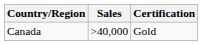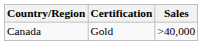columns swapped: (109, 13) <-> (164, 13)
